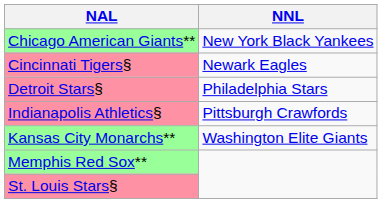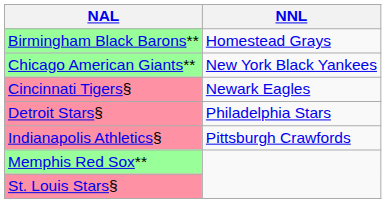+ row: (103, 41)
- row: (92, 137)
